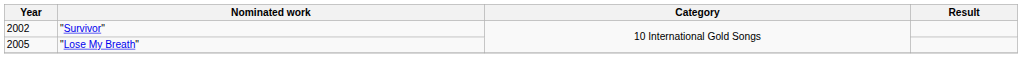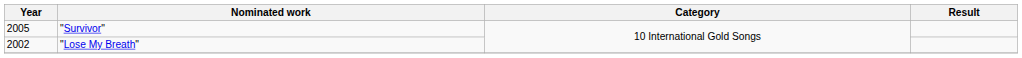(18, 28) 2002 -> (18, 28) 2005
(18, 45) 2005 -> (18, 45) 2002
